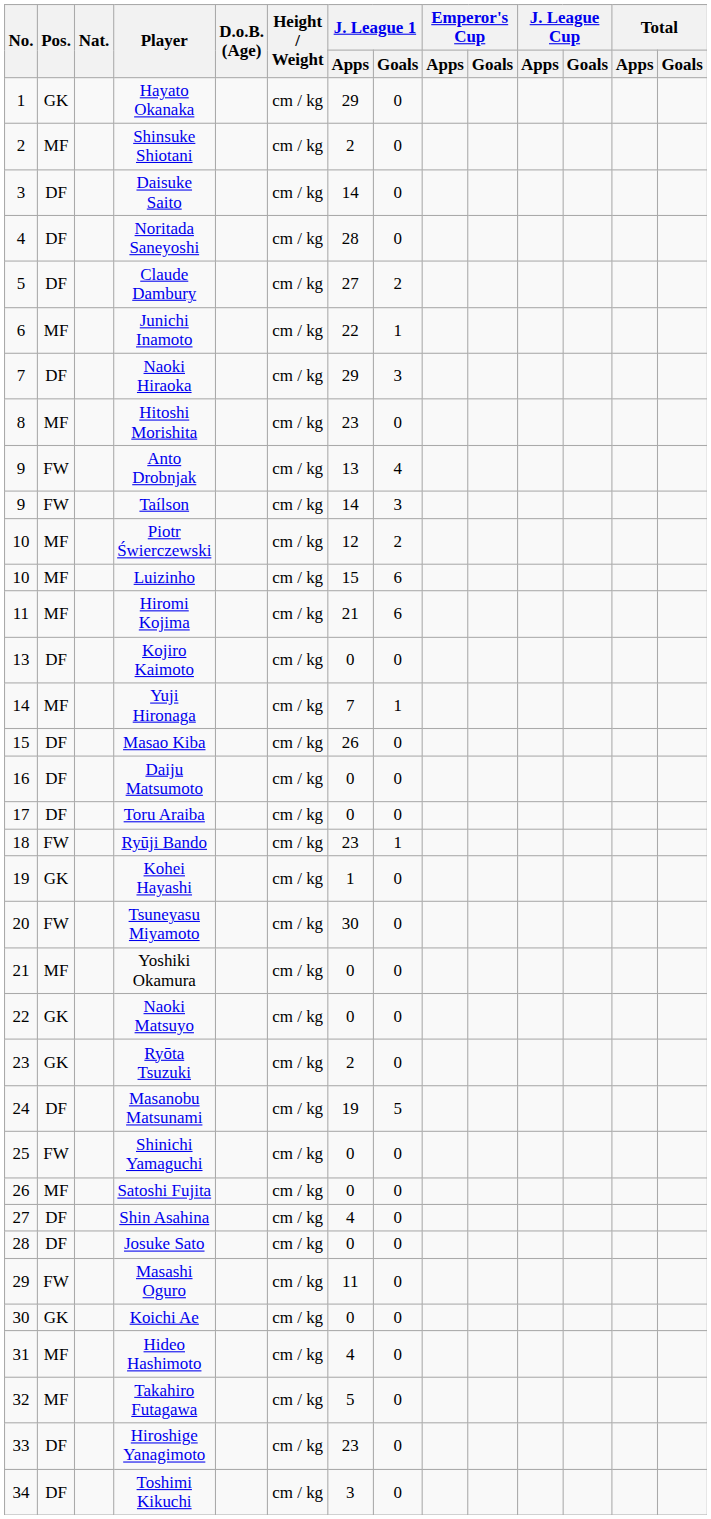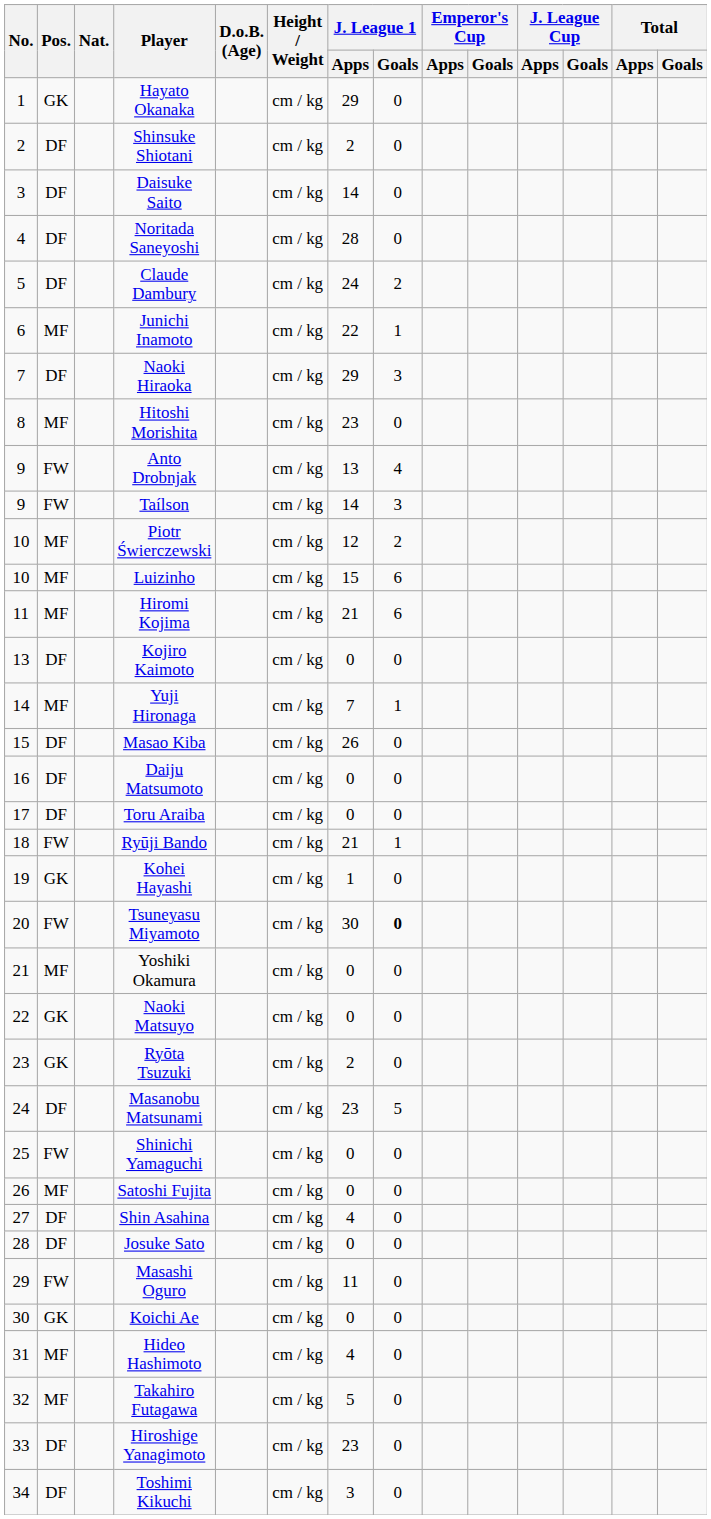(56, 146) MF -> (56, 146) DF
(350, 284) 27 -> (350, 284) 24
(350, 842) 23 -> (350, 842) 21
(398, 924) normal -> (398, 924) bold
(350, 1108) 19 -> (350, 1108) 23
